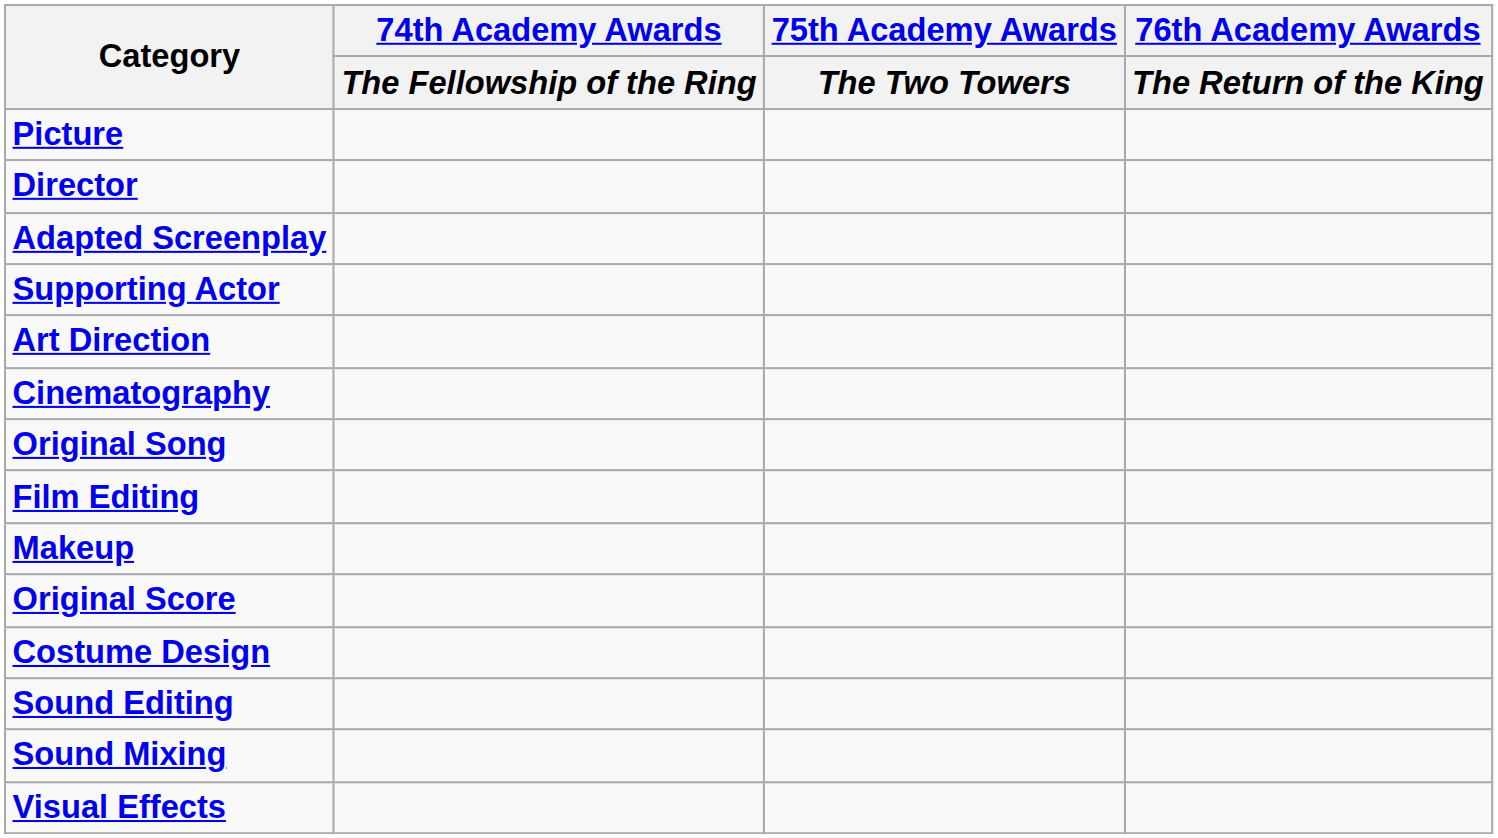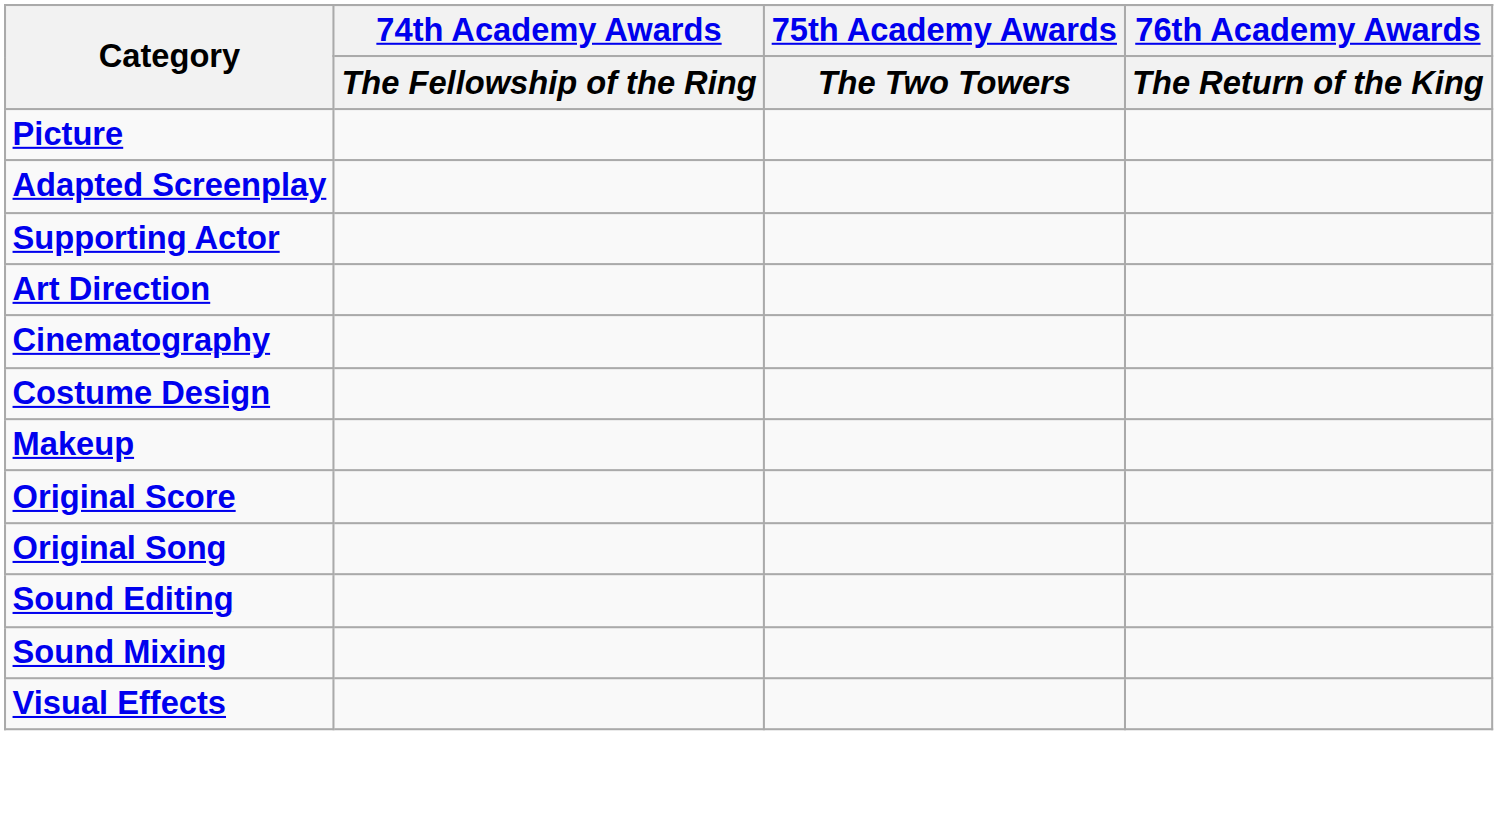- row: (75, 185)
rows swapped: (141, 651) <-> (120, 444)
- row: (106, 496)
